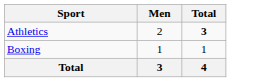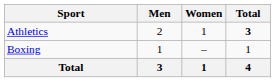+ column: (204, 13)
